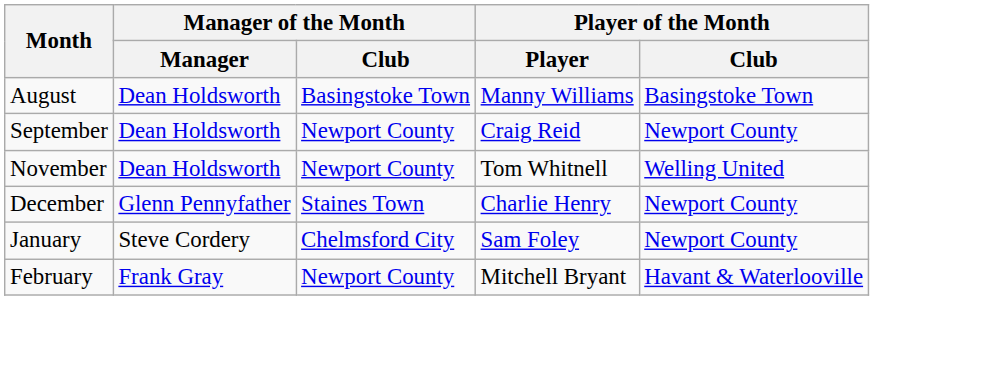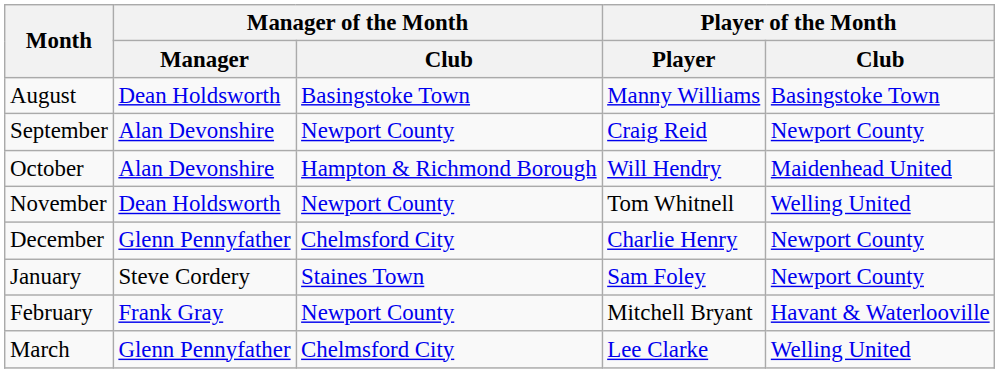(199, 131) Dean Holdsworth -> (196, 131) Alan Devonshire
+ row: (47, 167)
(363, 204) Staines Town -> (378, 240) Chelmsford City
(378, 240) Chelmsford City -> (363, 276) Staines Town
+ row: (40, 349)
